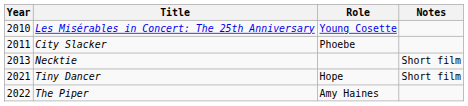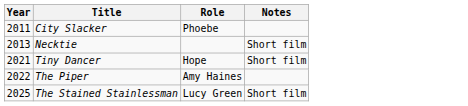- row: (175, 29)
+ row: (107, 93)
